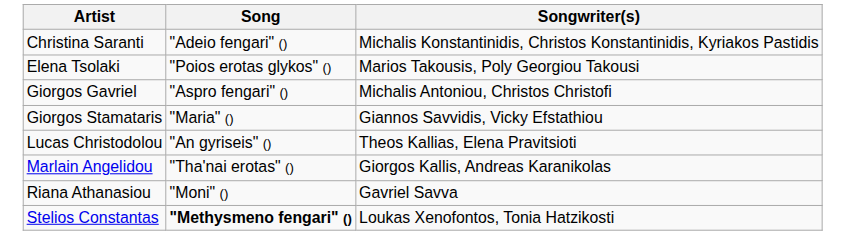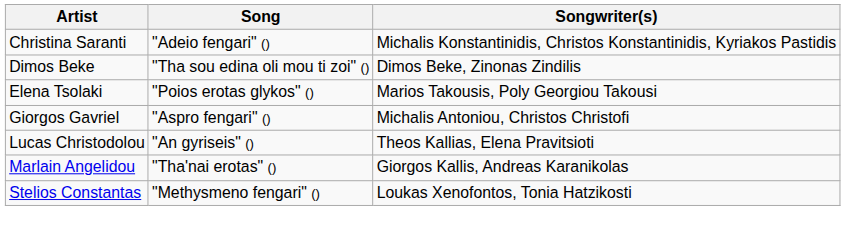+ row: (52, 67)
- row: (94, 117)
- row: (89, 192)
(261, 218) bold -> (236, 192) normal
